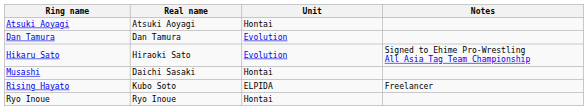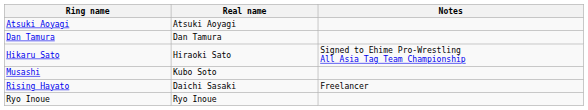- column: (312, 11)
(164, 73) Daichi Sasaki -> (195, 73) Kubo Soto
(154, 86) Kubo Soto -> (205, 86) Daichi Sasaki
